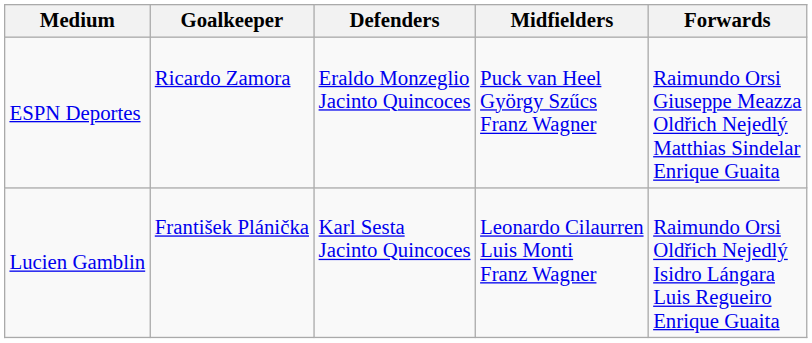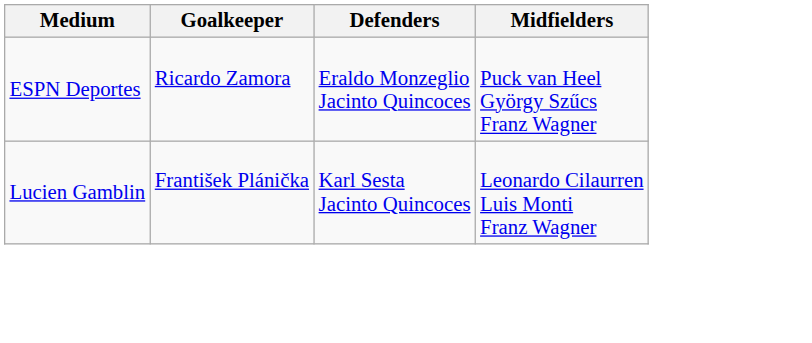- column: (727, 20)
